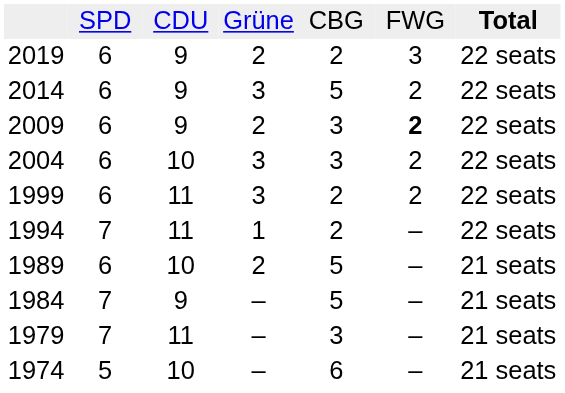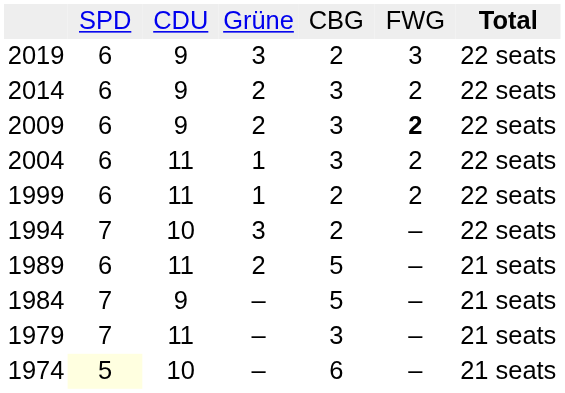(258, 56) 2 -> (258, 56) 3
(258, 91) 3 -> (258, 91) 2
(336, 91) 5 -> (336, 91) 3
(181, 161) 10 -> (181, 161) 11
(258, 161) 3 -> (258, 161) 1
(258, 196) 3 -> (258, 196) 1
(181, 231) 11 -> (181, 231) 10
(258, 231) 1 -> (258, 231) 3
(181, 266) 10 -> (181, 266) 11
(105, 370) no background -> (105, 370) lightyellow background
